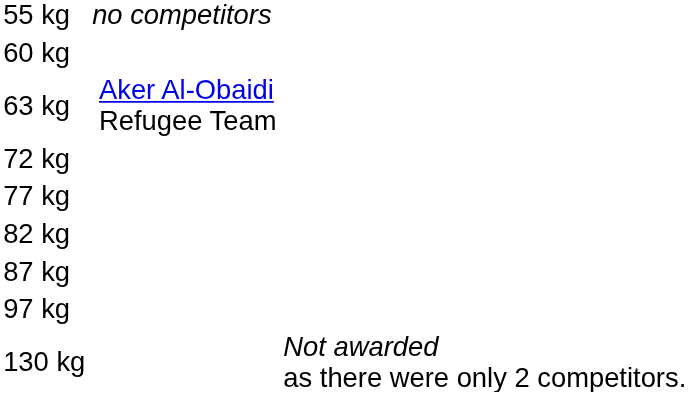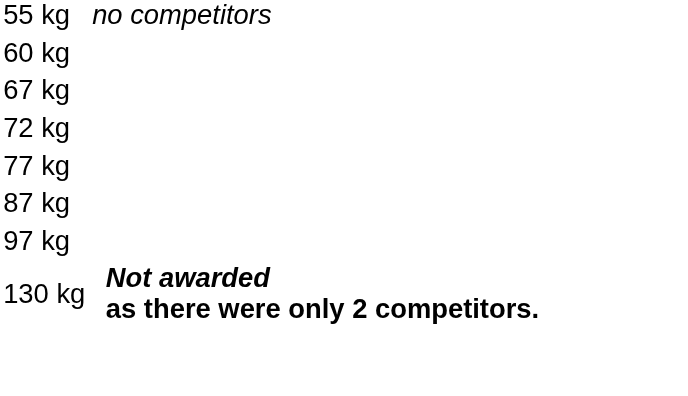- row: (37, 105)
+ row: (37, 90)
- row: (37, 234)
(485, 362) normal -> (322, 293) bold
